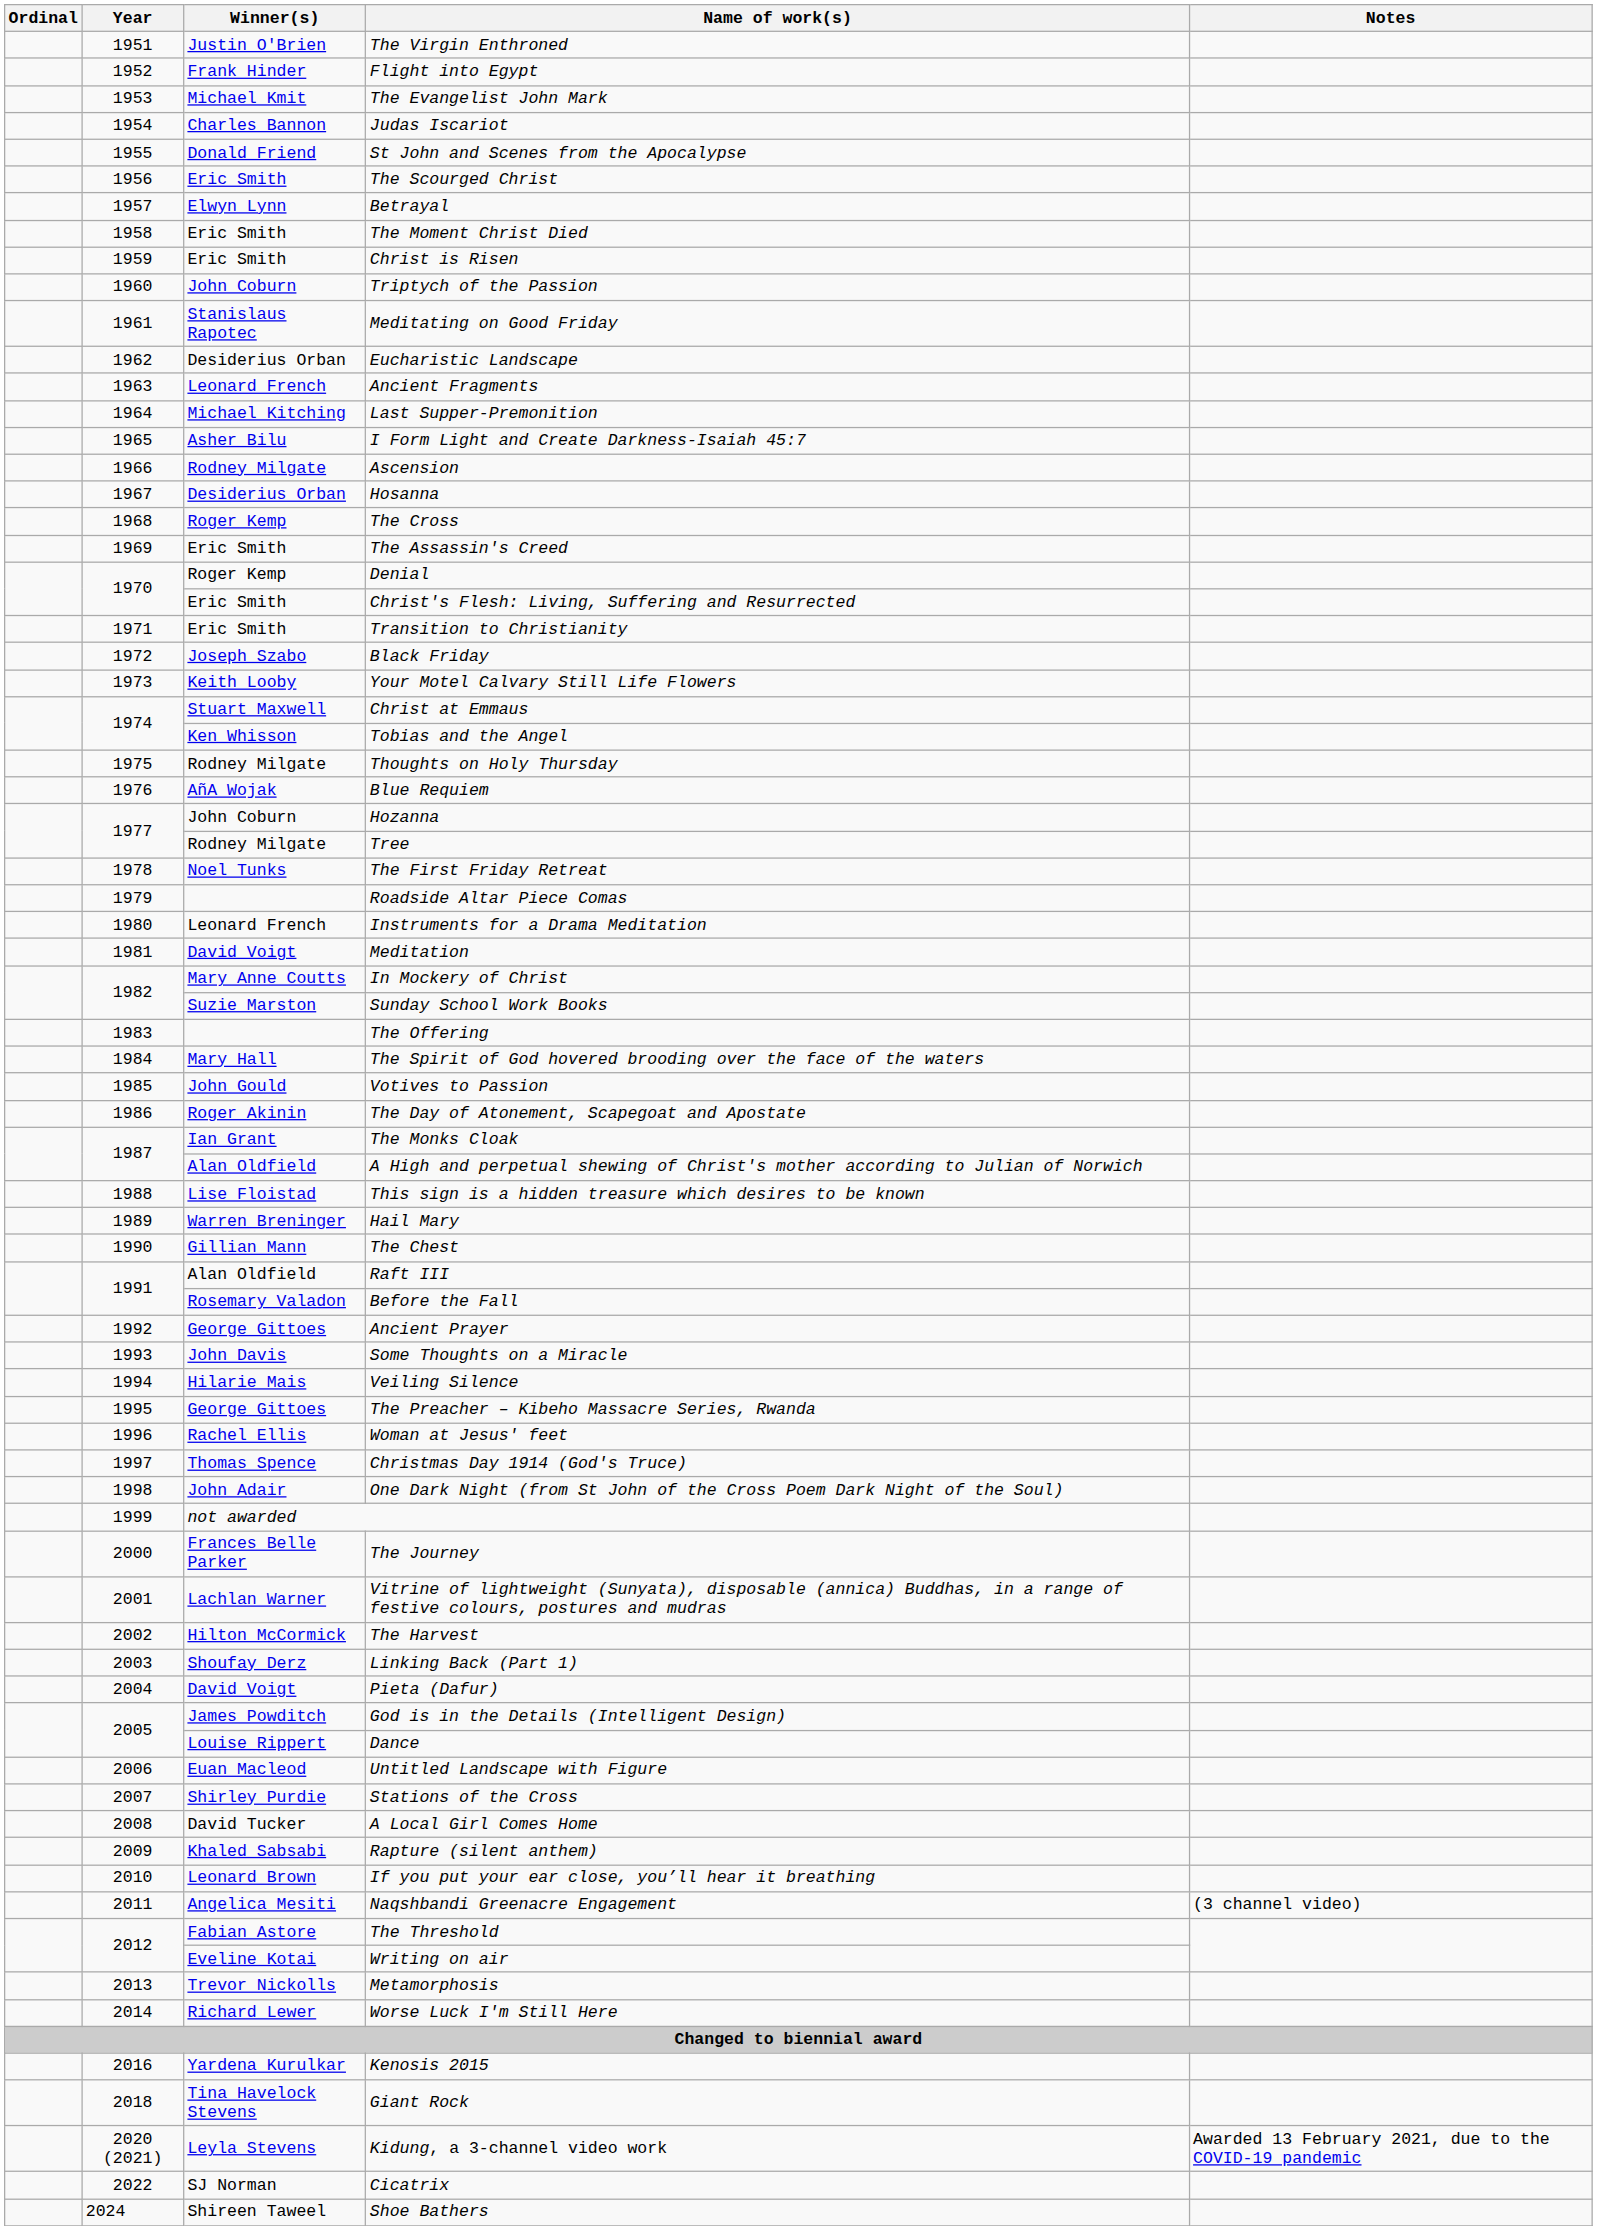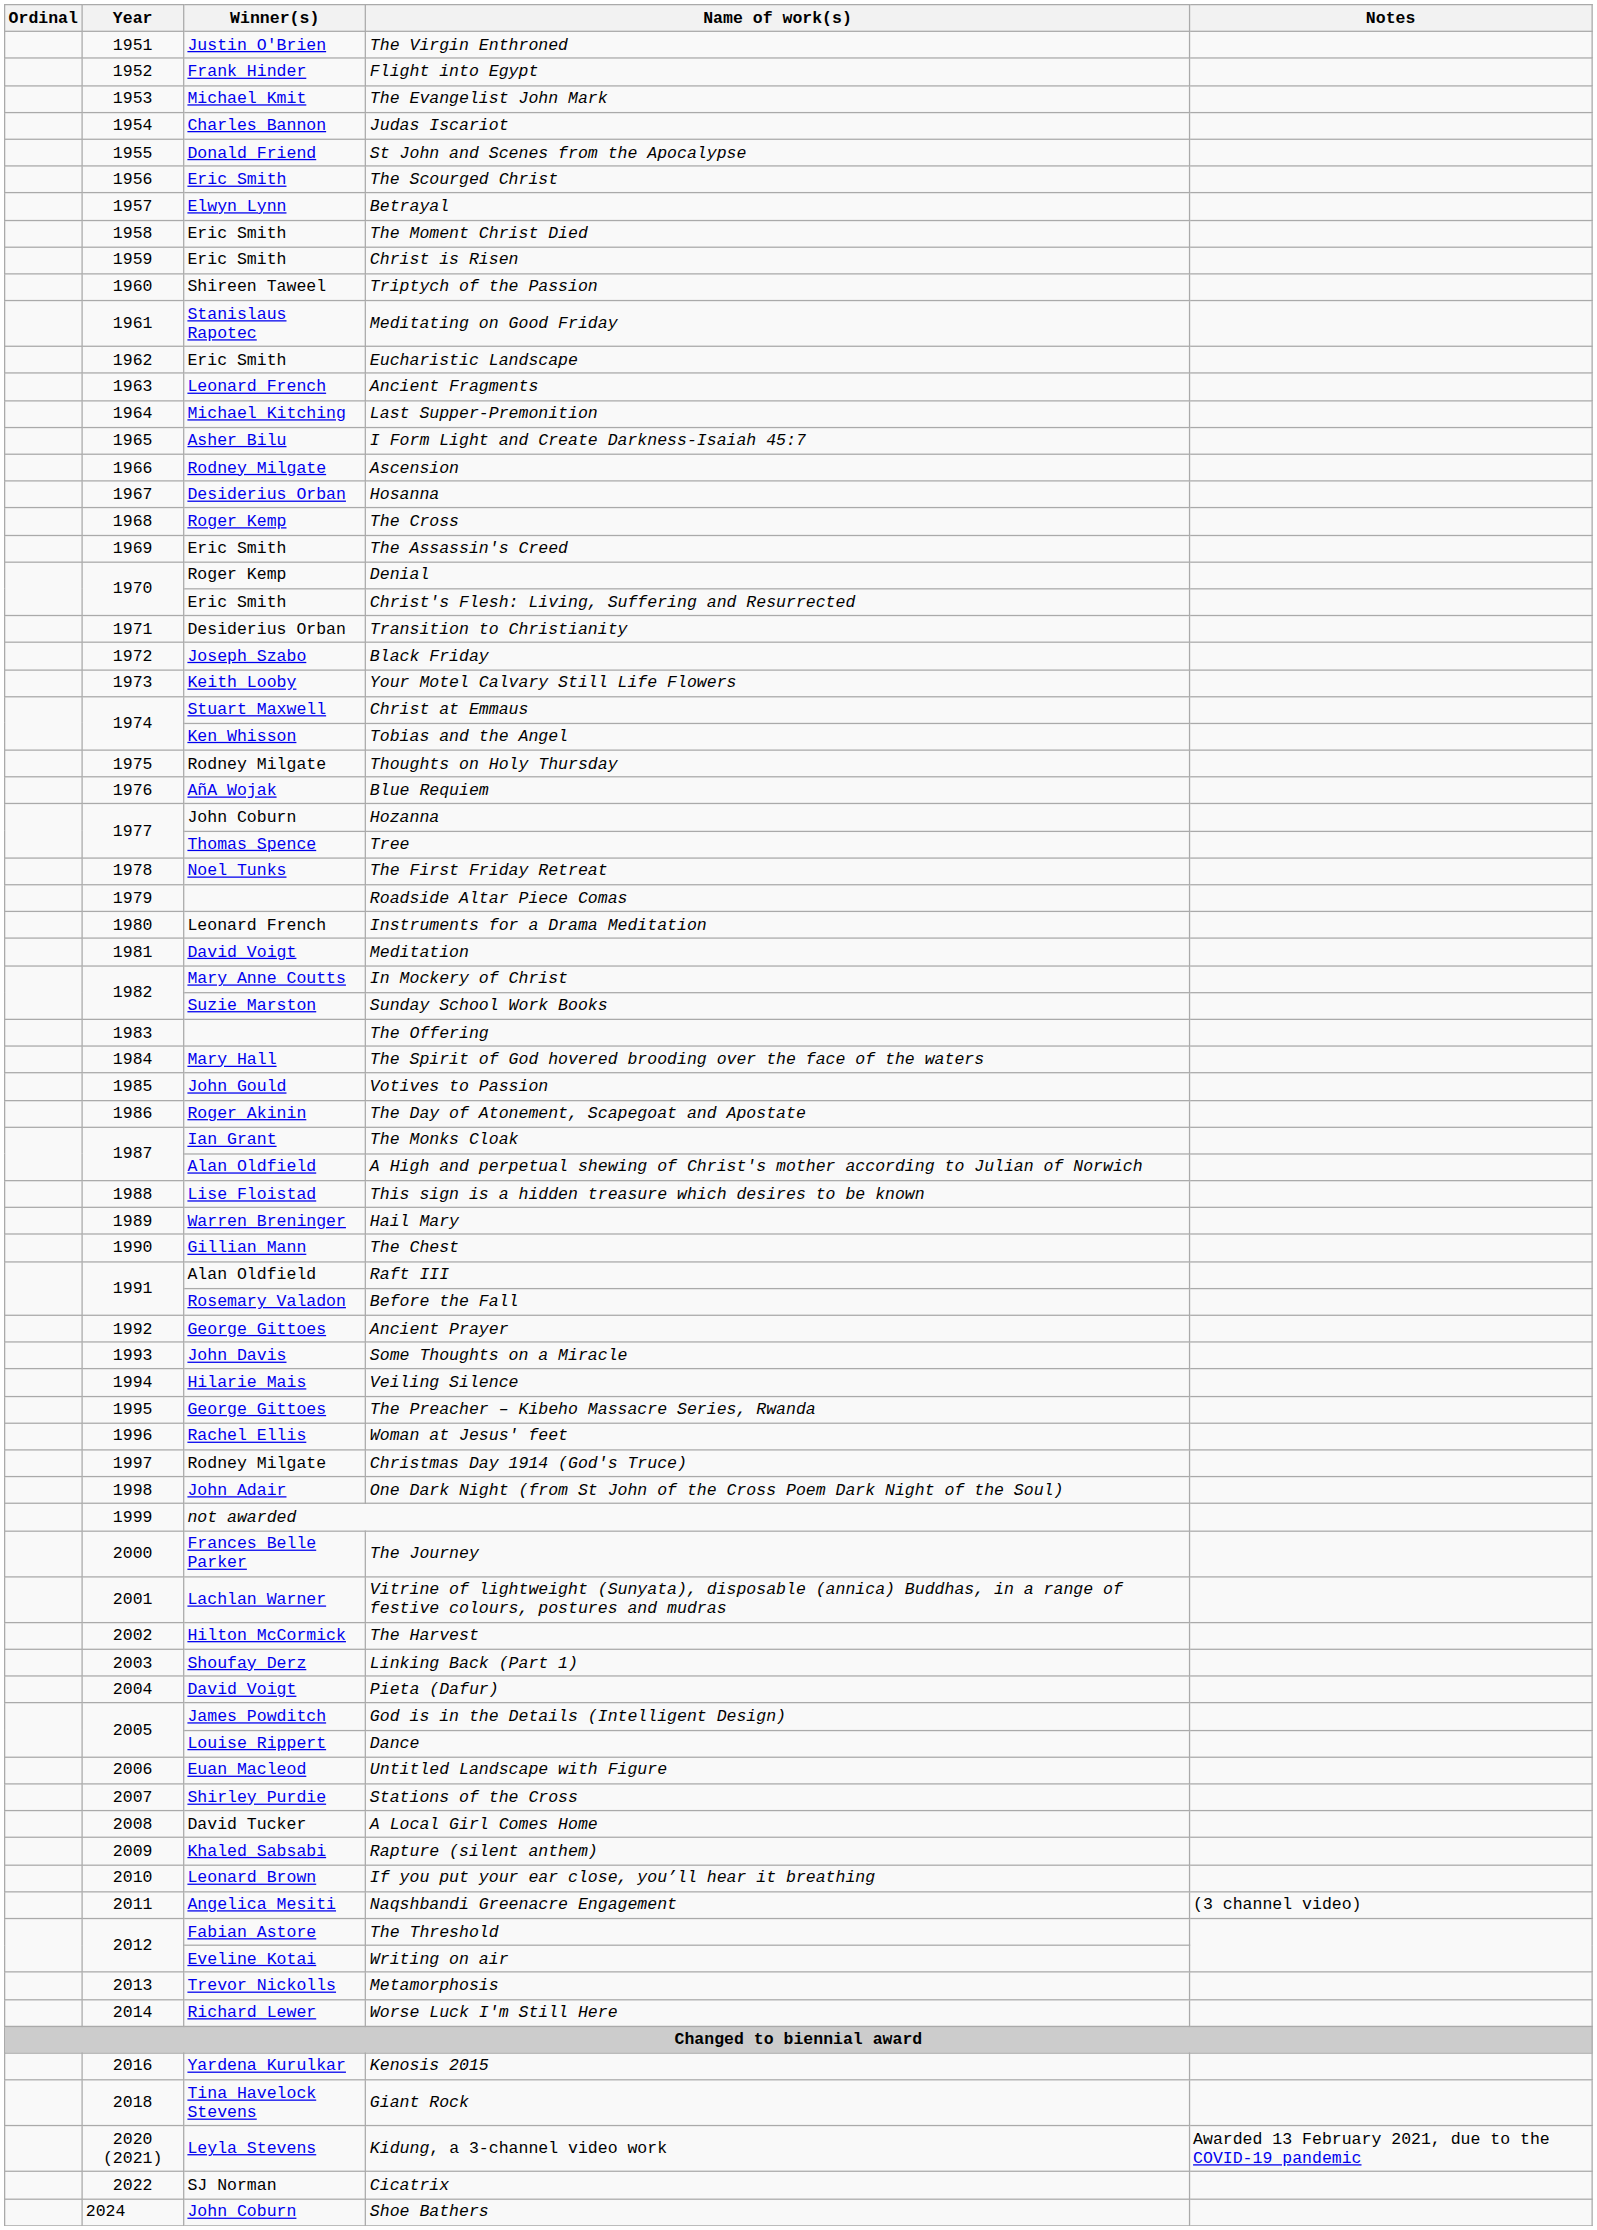(242, 287) John Coburn -> (257, 287) Shireen Taweel
(267, 360) Desiderius Orban -> (237, 360) Eric Smith
(237, 629) Eric Smith -> (267, 629) Desiderius Orban
(257, 844) Rodney Milgate -> (252, 844) Thomas Spence
(252, 1463) Thomas Spence -> (257, 1463) Rodney Milgate
(257, 2212) Shireen Taweel -> (242, 2212) John Coburn
